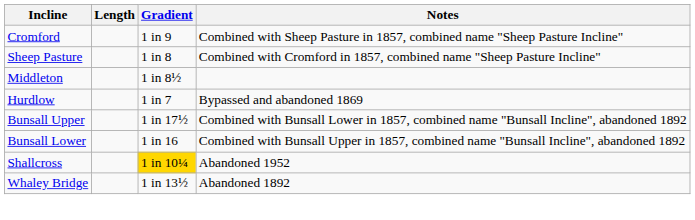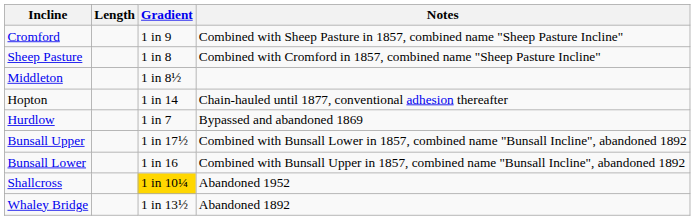+ row: (27, 99)
